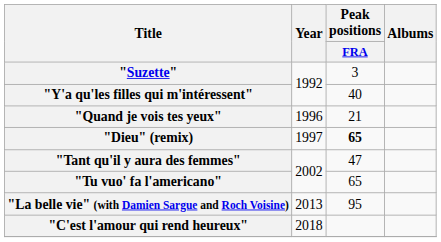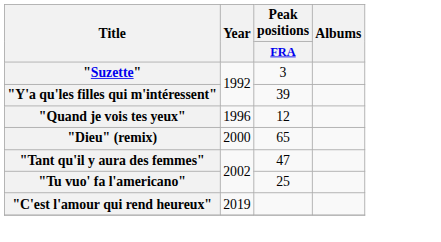(355, 94) 40 -> (283, 94) 39
(355, 116) 21 -> (283, 116) 12
(309, 138) 1997 -> (237, 138) 2000
(355, 138) bold -> (283, 138) normal
(355, 182) 65 -> (283, 182) 25
- row: (148, 204)
(309, 225) 2018 -> (237, 204) 2019
